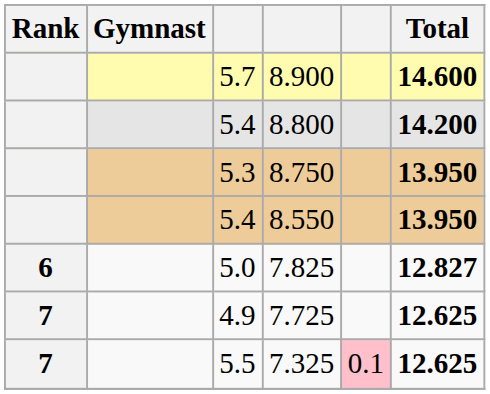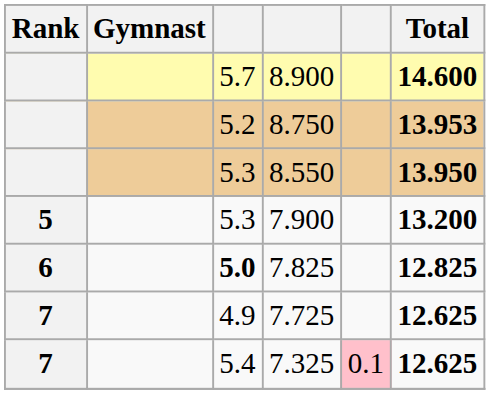- row: (302, 124)
(237, 172) 5.3 -> (237, 124) 5.2
(437, 172) 13.950 -> (437, 124) 13.953
(237, 220) 5.4 -> (237, 172) 5.3
+ row: (302, 220)
(237, 267) normal -> (237, 267) bold
(437, 267) 12.827 -> (437, 267) 12.825
(237, 363) 5.5 -> (237, 363) 5.4
